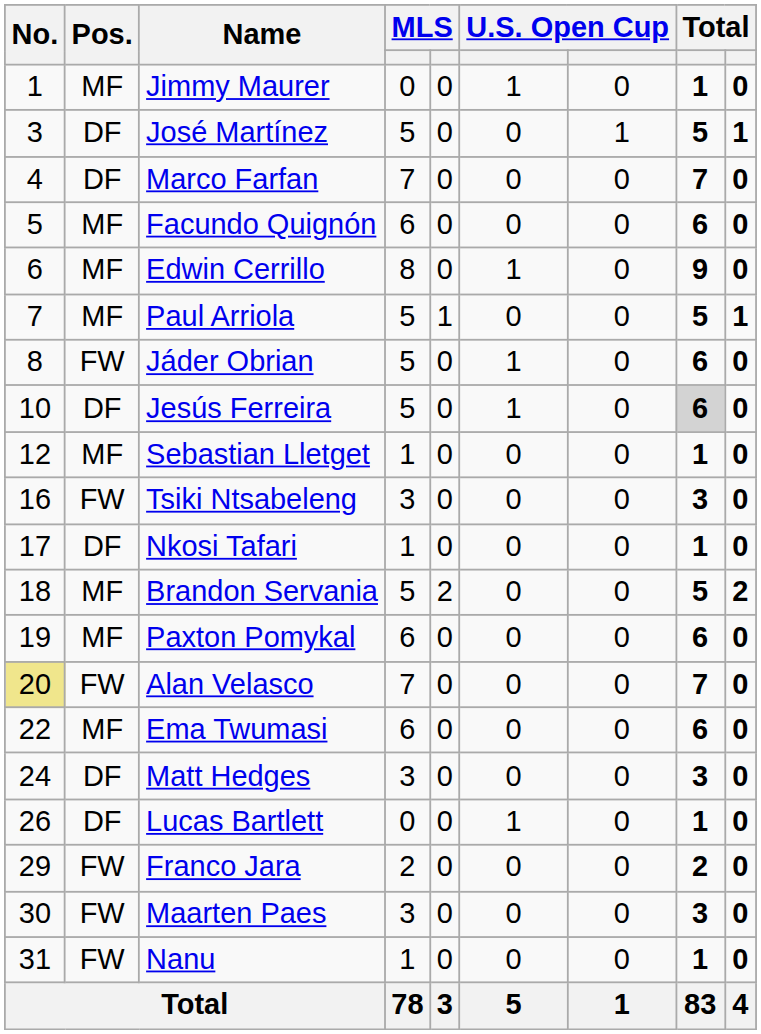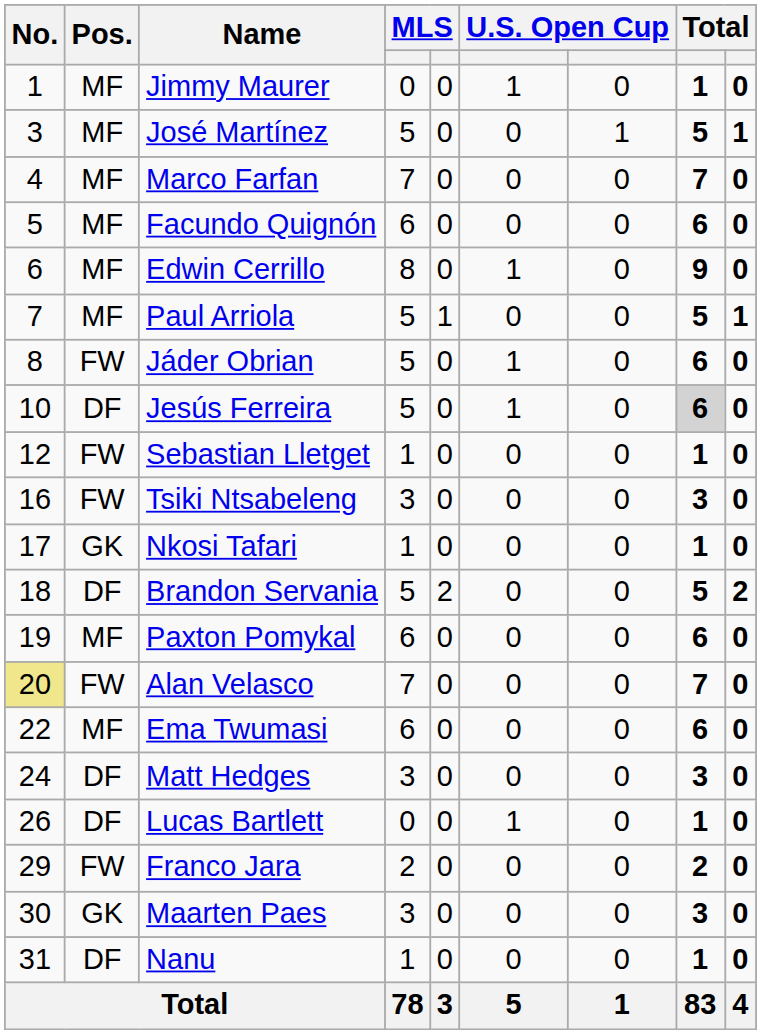(102, 132) DF -> (102, 132) MF
(102, 178) DF -> (102, 178) MF
(102, 454) MF -> (102, 454) FW
(102, 546) DF -> (102, 546) GK
(102, 591) MF -> (102, 591) DF
(102, 913) FW -> (102, 913) GK
(102, 959) FW -> (102, 959) DF
